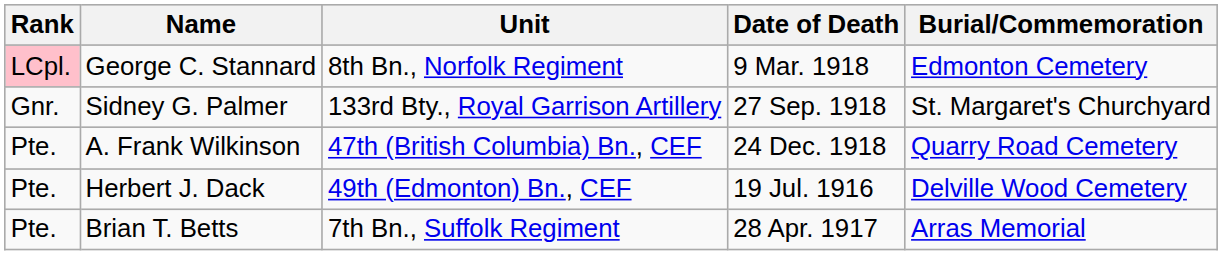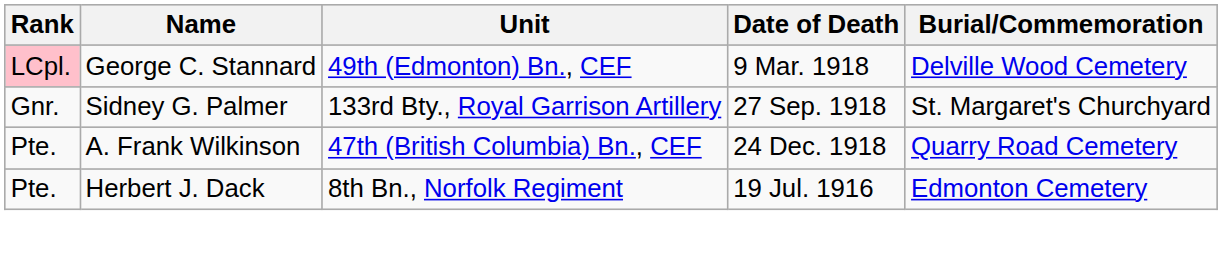(476, 65) 8th Bn., Norfolk Regiment -> (480, 65) 49th (Edmonton) Bn., CEF
(1029, 65) Edmonton Cemetery -> (1049, 65) Delville Wood Cemetery
(480, 188) 49th (Edmonton) Bn., CEF -> (476, 188) 8th Bn., Norfolk Regiment
(1049, 188) Delville Wood Cemetery -> (1029, 188) Edmonton Cemetery
- row: (162, 229)
